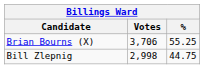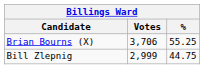(144, 56) 2,998 -> (144, 56) 2,999
